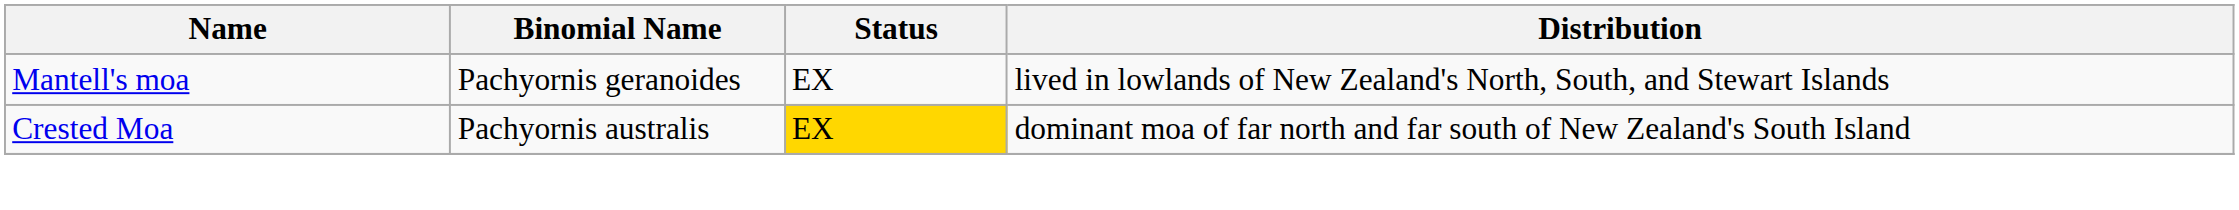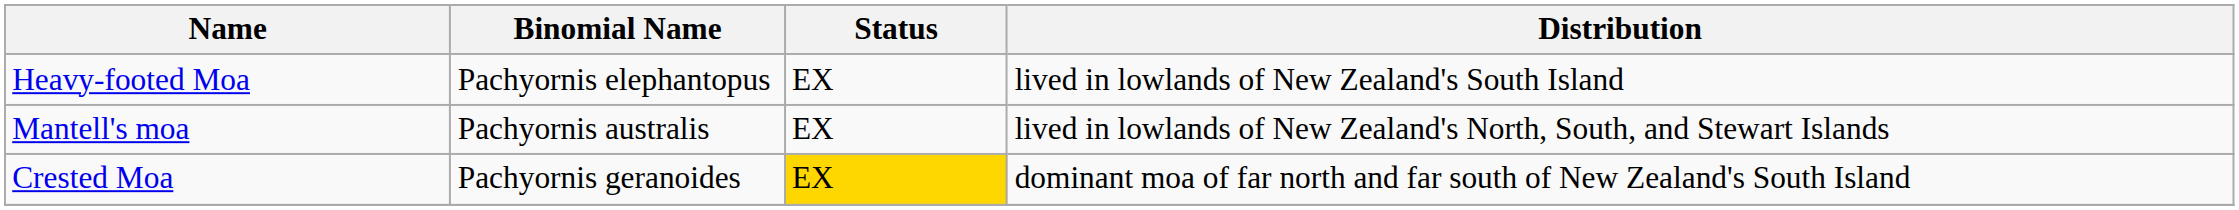+ row: (131, 79)
(599, 79) Pachyornis geranoides -> (584, 128) Pachyornis australis
(584, 128) Pachyornis australis -> (599, 178) Pachyornis geranoides
